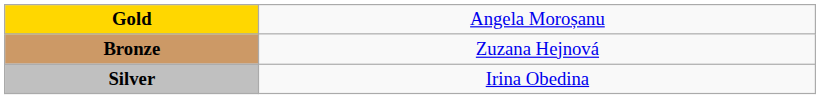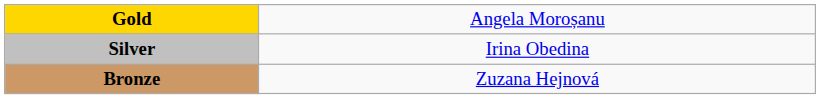rows swapped: (132, 78) <-> (132, 49)
